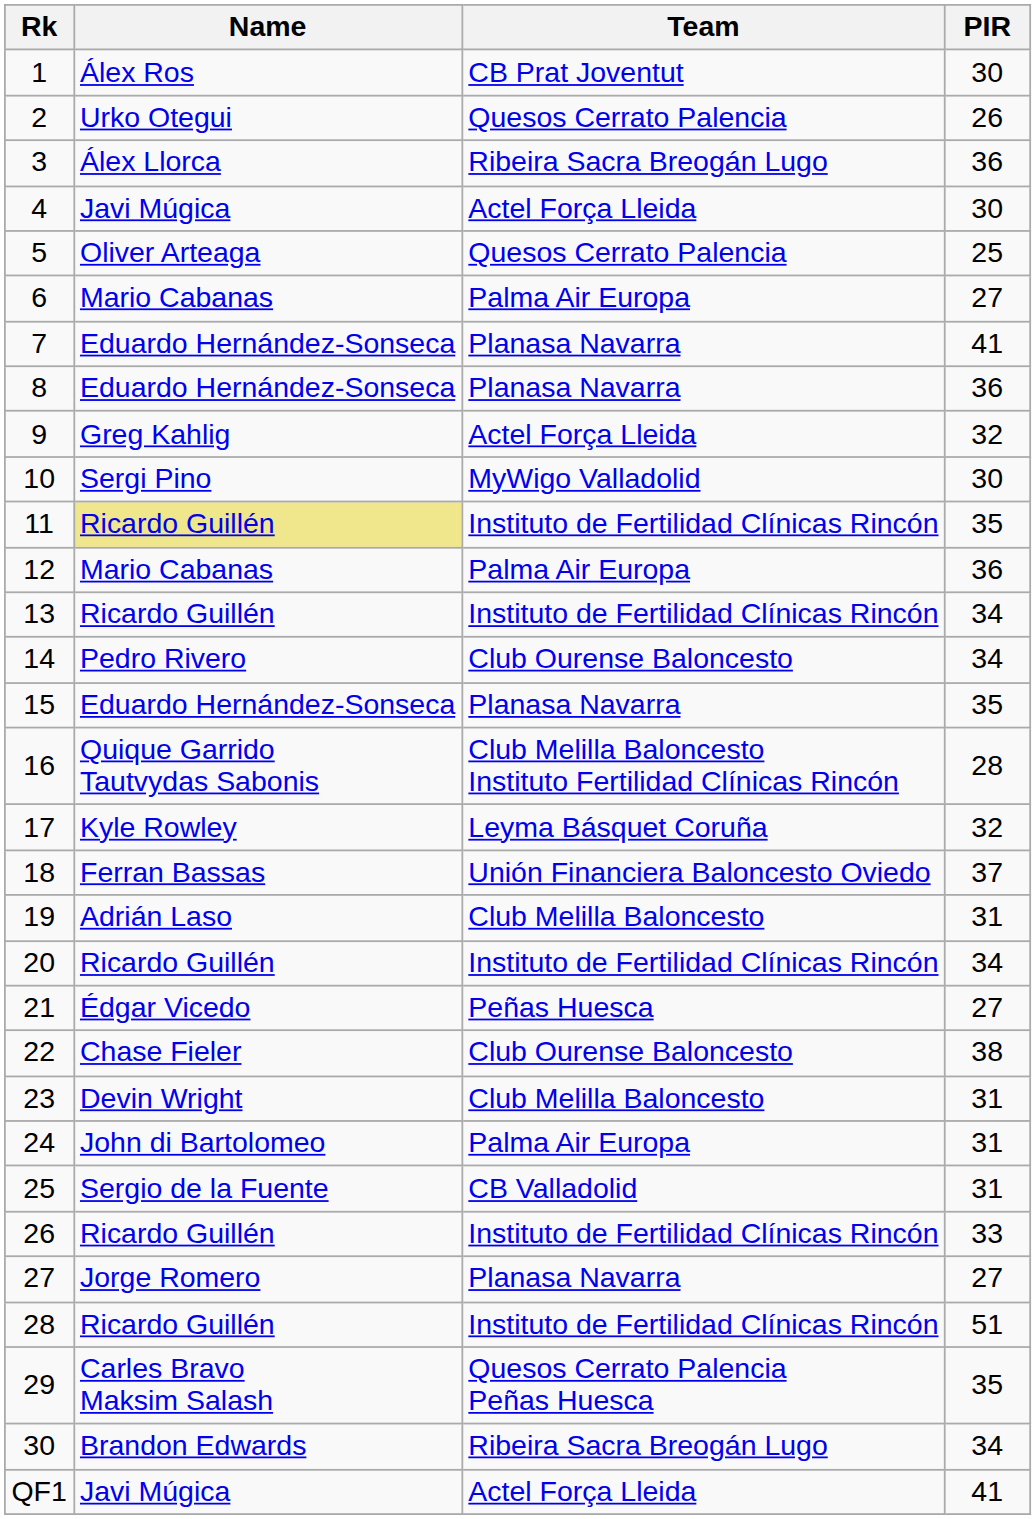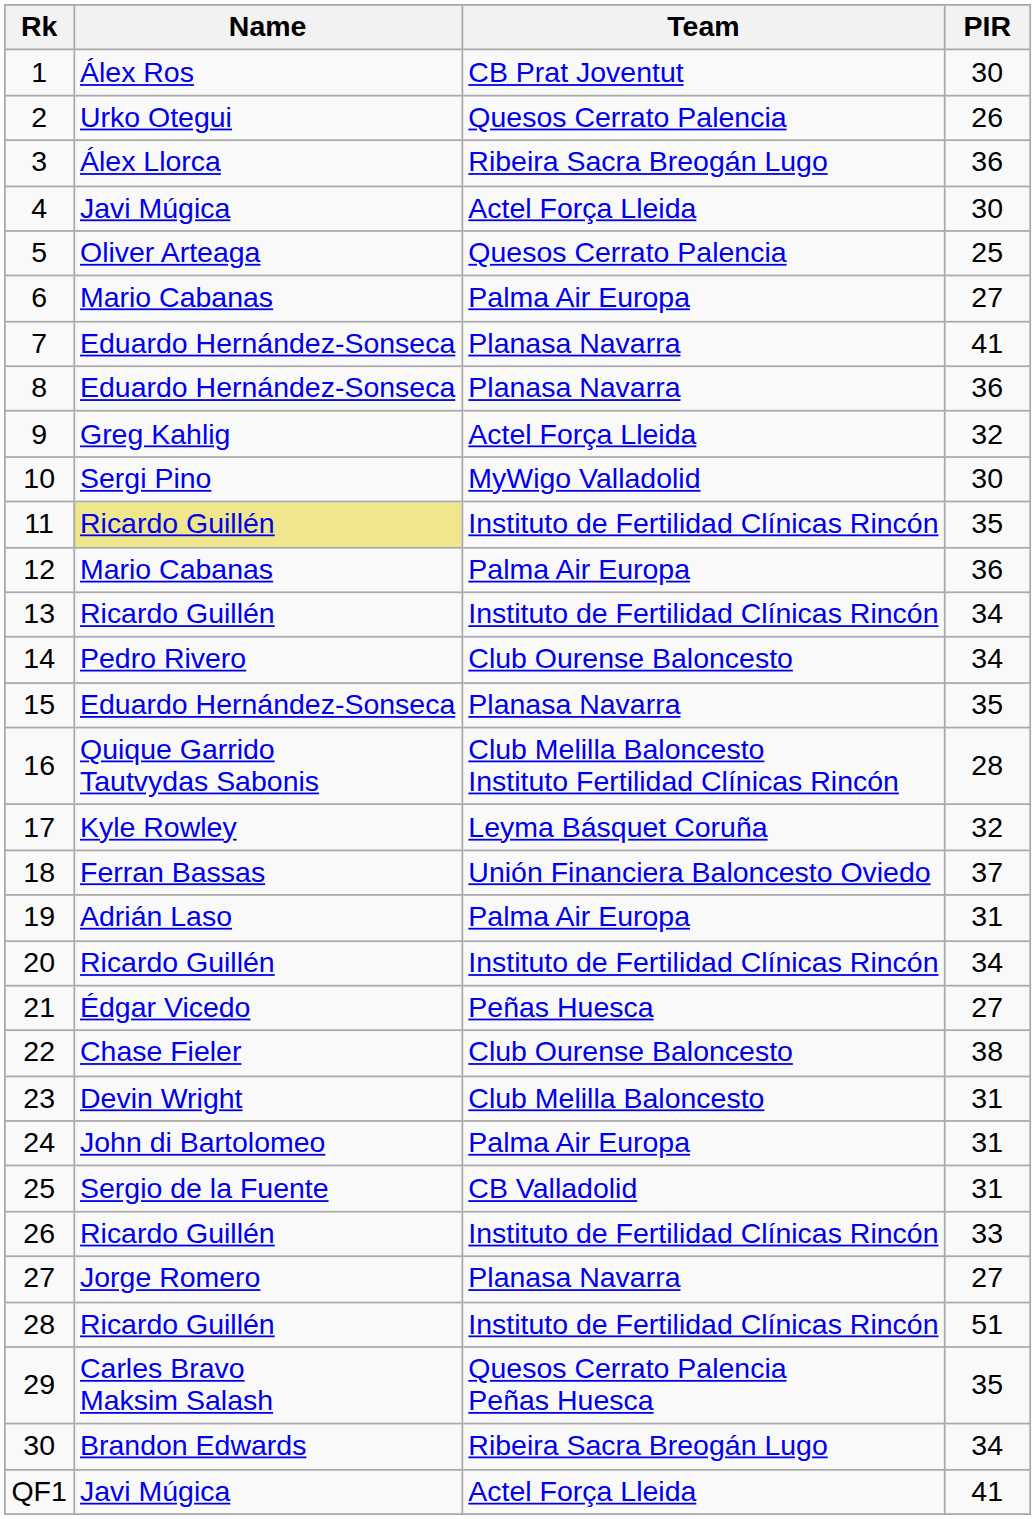(616, 917) Club Melilla Baloncesto -> (579, 917) Palma Air Europa
